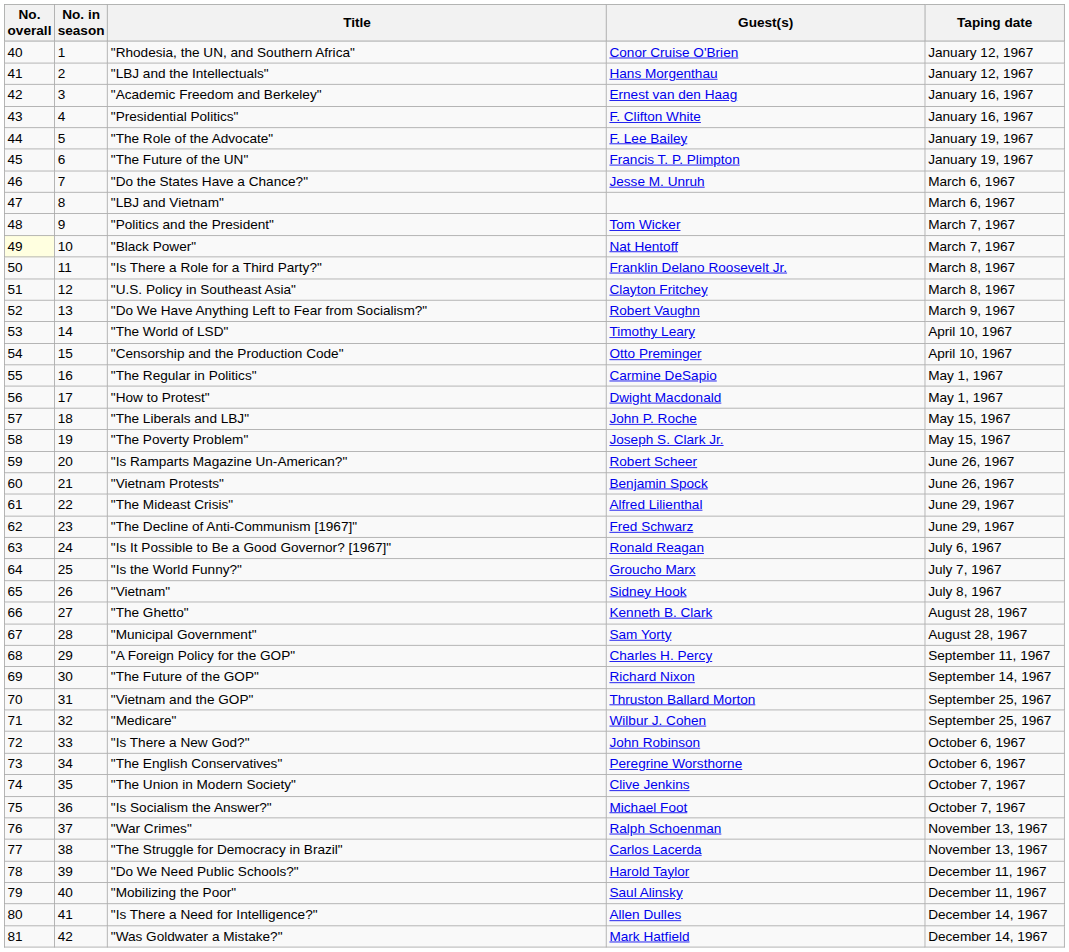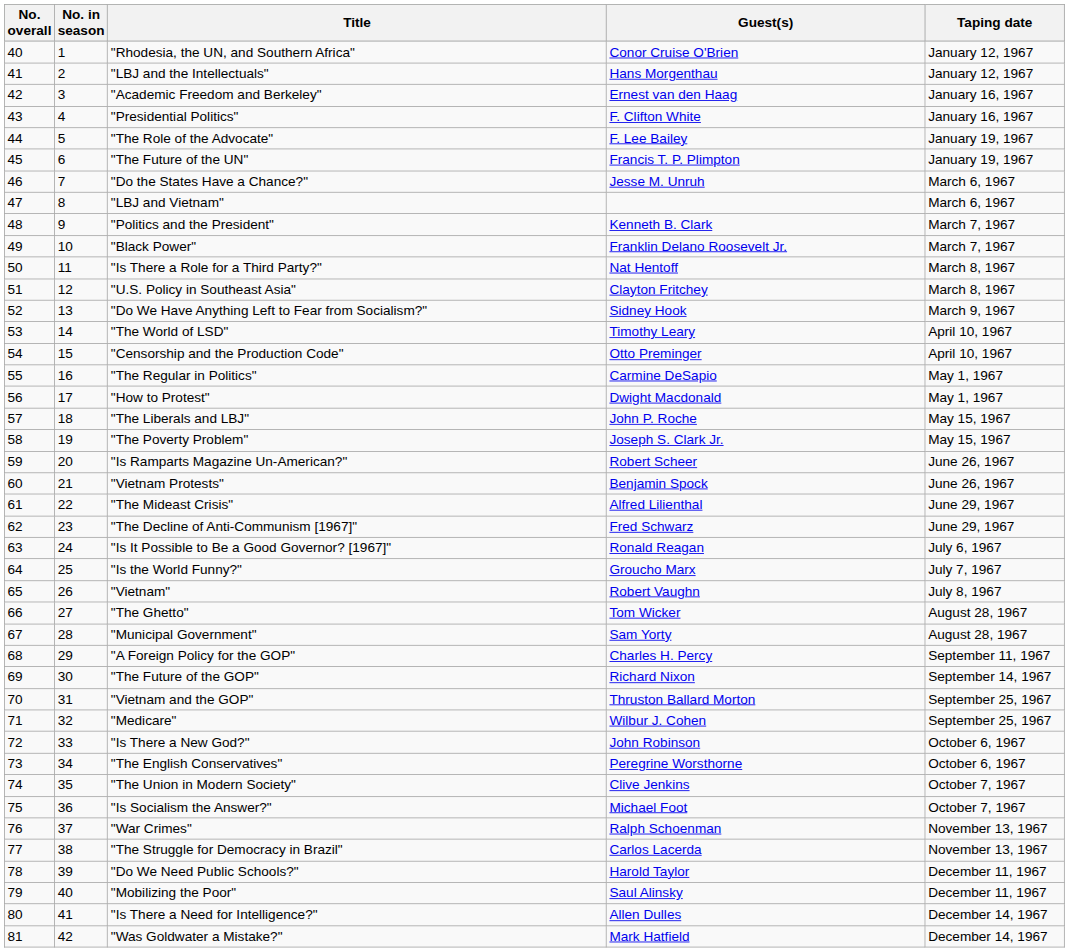(645, 224) Tom Wicker -> (661, 224) Kenneth B. Clark
(15, 246) lightyellow background -> (15, 246) no background
(644, 246) Nat Hentoff -> (698, 246) Franklin Delano Roosevelt Jr.
(698, 267) Franklin Delano Roosevelt Jr. -> (644, 267) Nat Hentoff
(655, 310) Robert Vaughn -> (648, 310) Sidney Hook
(648, 591) Sidney Hook -> (655, 591) Robert Vaughn
(661, 612) Kenneth B. Clark -> (645, 612) Tom Wicker
